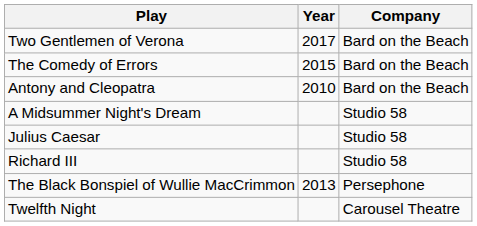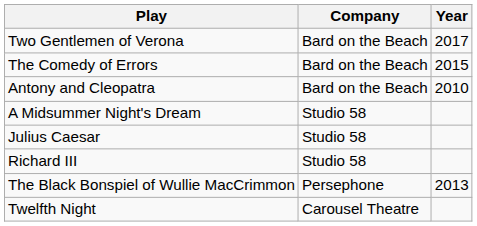columns swapped: (406, 16) <-> (319, 16)
